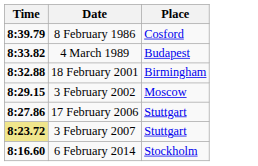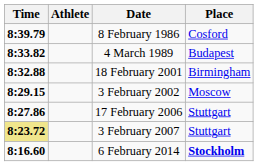+ column: (70, 14)
(171, 151) normal -> (216, 151) bold
